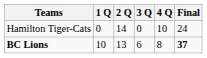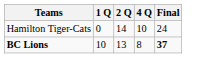- column: (144, 12)
